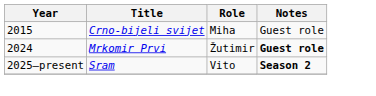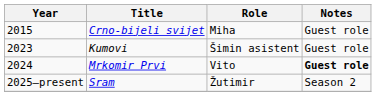+ row: (108, 48)
(232, 48) Žutimir -> (222, 65) Vito
(222, 65) Vito -> (232, 83) Žutimir
(285, 65) bold -> (330, 83) normal
